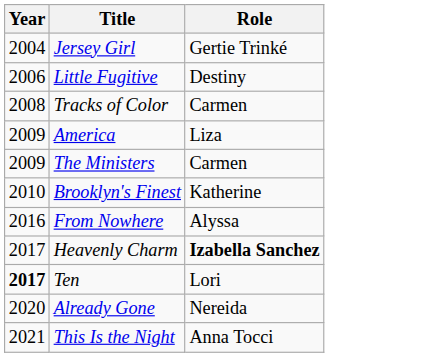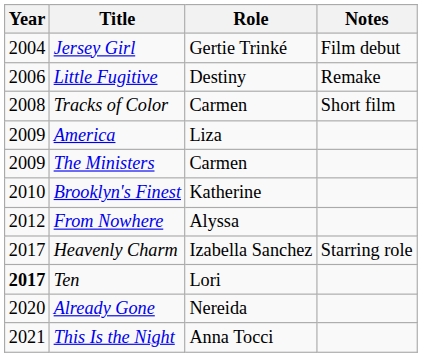+ column: (367, 18)
(27, 221) 2016 -> (27, 221) 2012
(255, 250) bold -> (251, 250) normal
